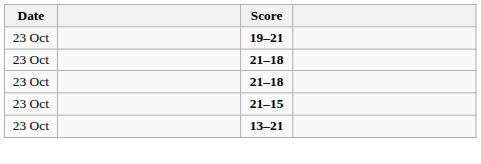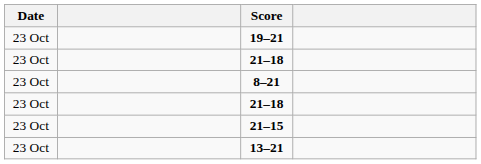+ row: (31, 82)
